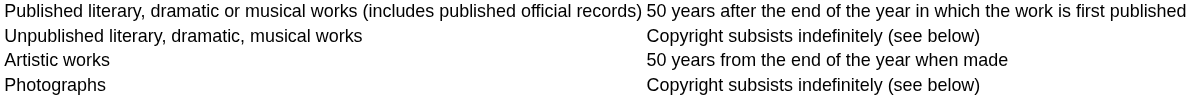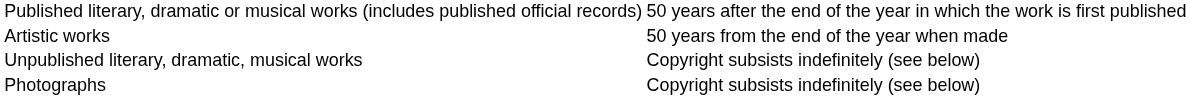rows swapped: (183, 36) <-> (57, 60)
